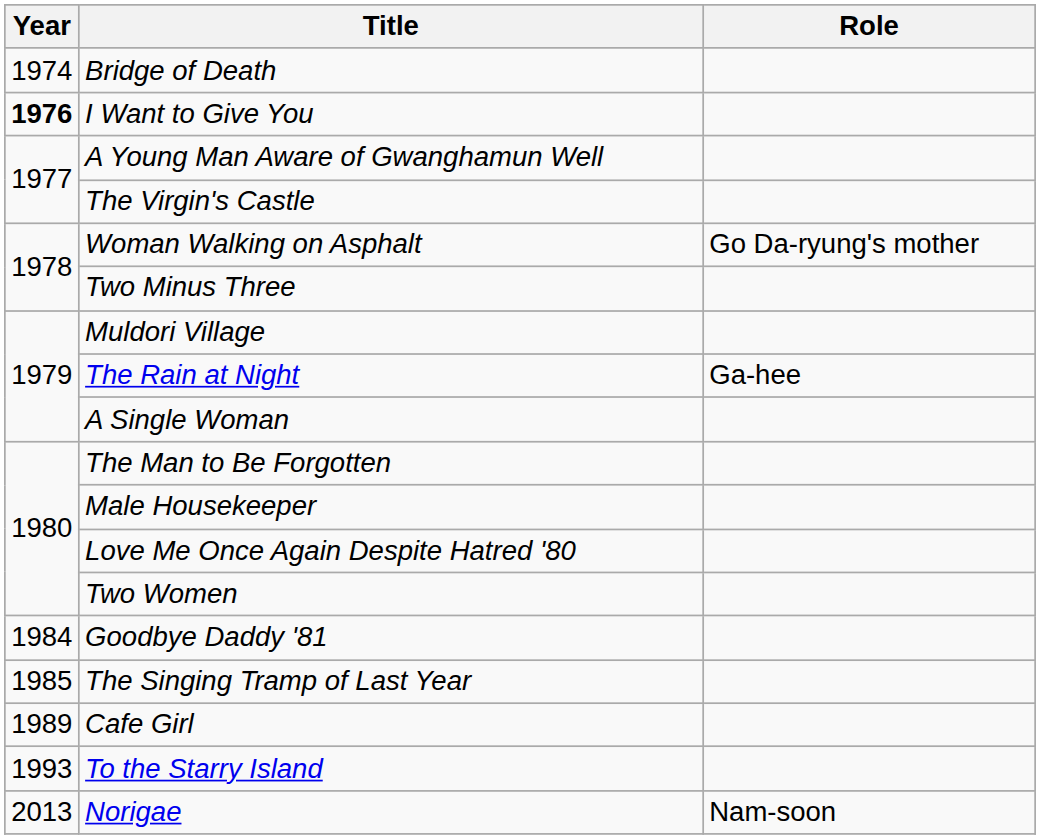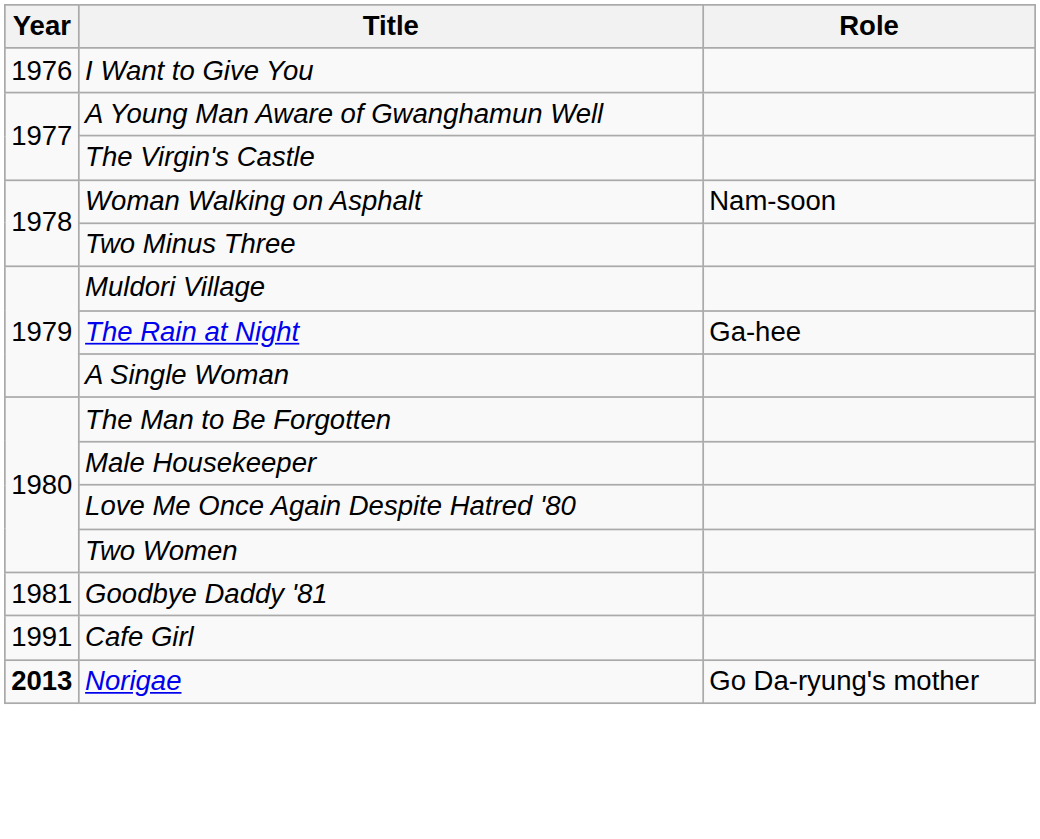- row: (181, 69)
(42, 113) bold -> (42, 69) normal
(844, 244) Go Da-ryung's mother -> (773, 200) Nam-soon
(42, 637) 1984 -> (42, 593) 1981
- row: (278, 680)
(42, 724) 1989 -> (42, 637) 1991
- row: (204, 768)
(42, 811) normal -> (42, 680) bold
(773, 811) Nam-soon -> (844, 680) Go Da-ryung's mother
